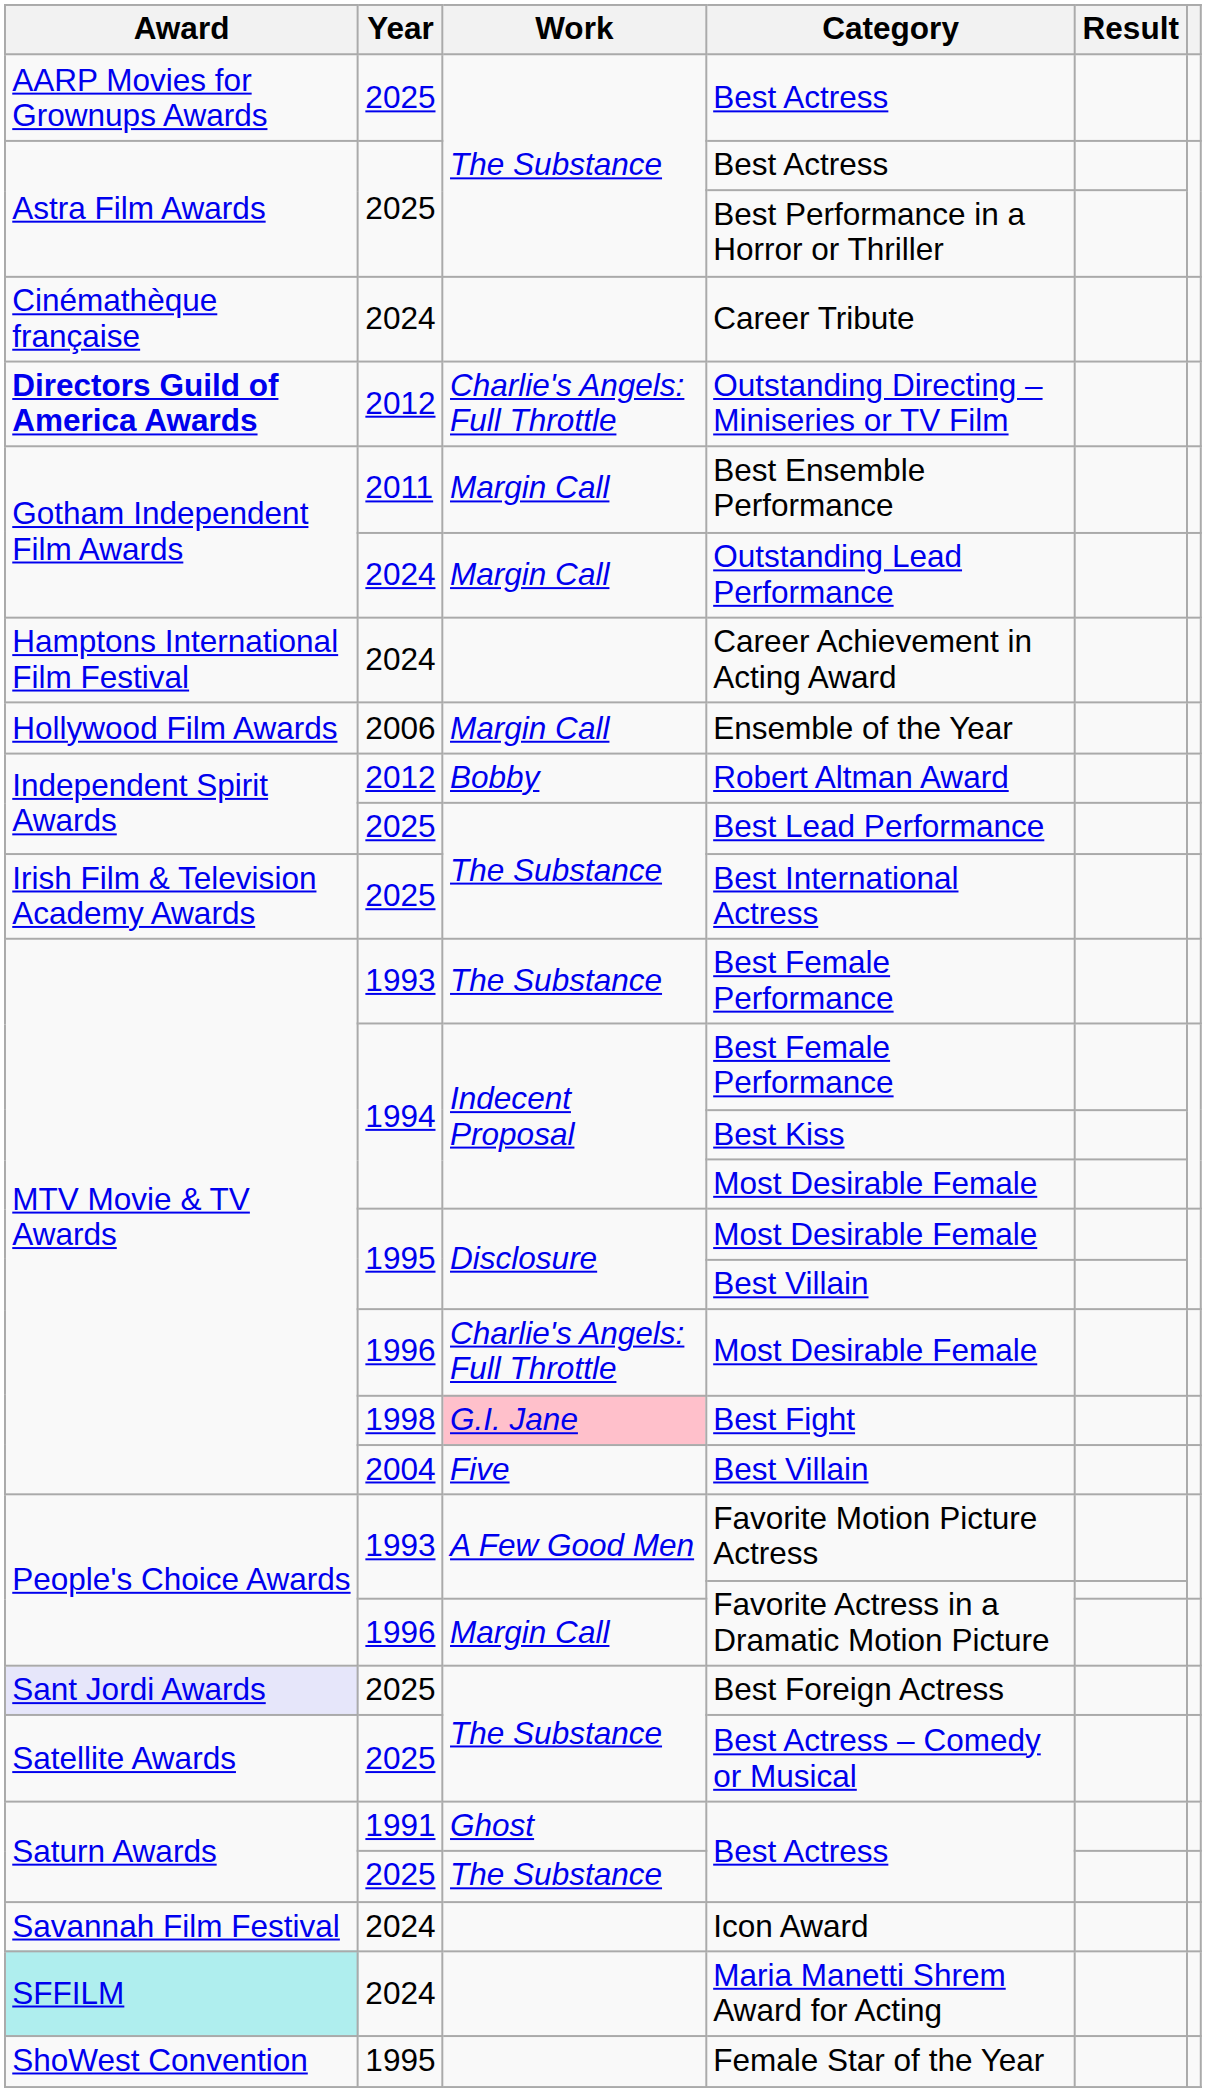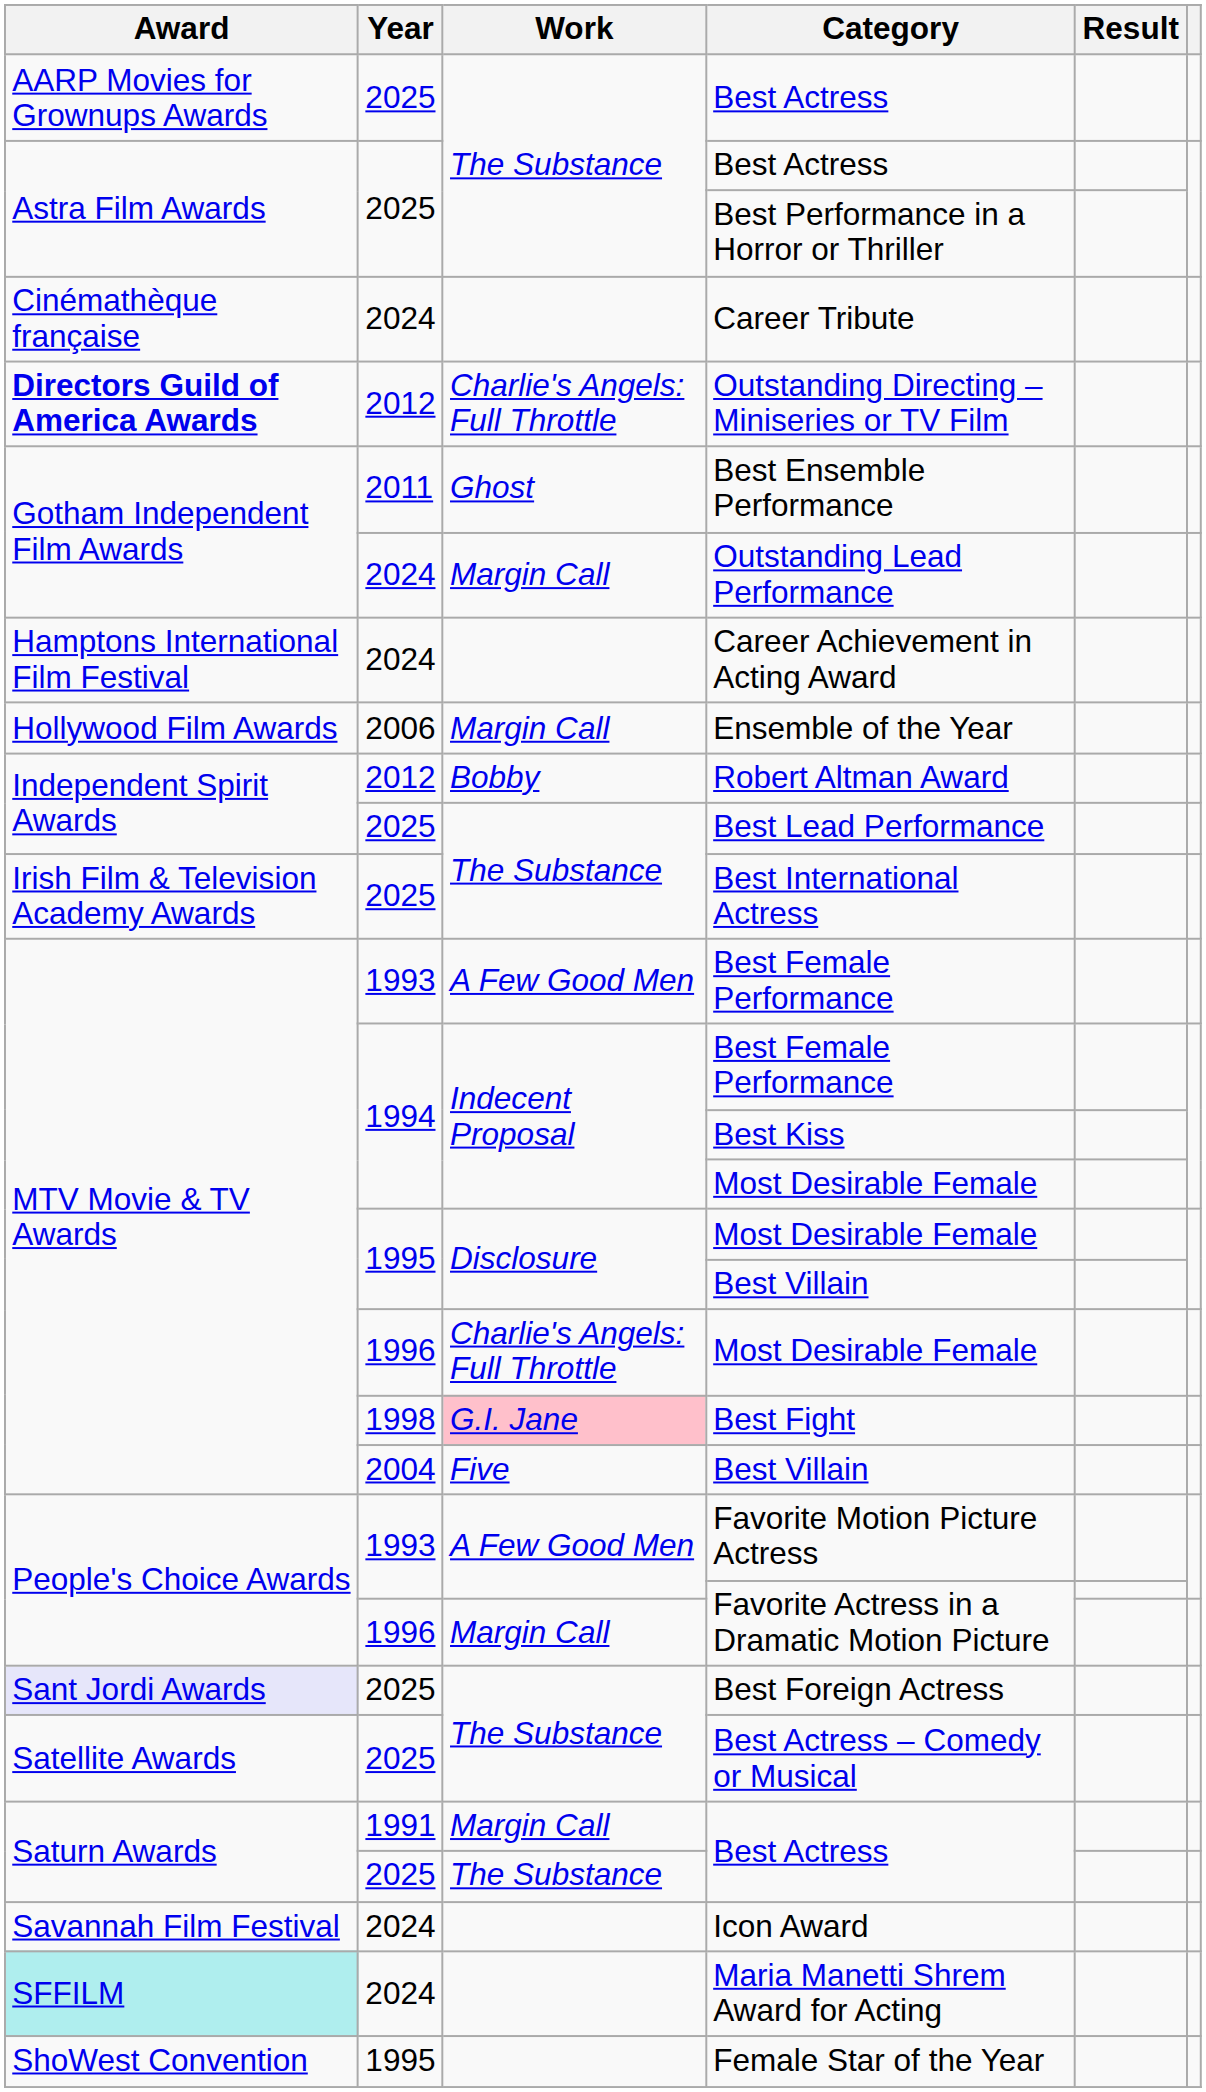(530, 488) Margin Call -> (492, 488) Ghost
(556, 980) The Substance -> (572, 980) A Few Good Men
(492, 1825) Ghost -> (530, 1825) Margin Call
